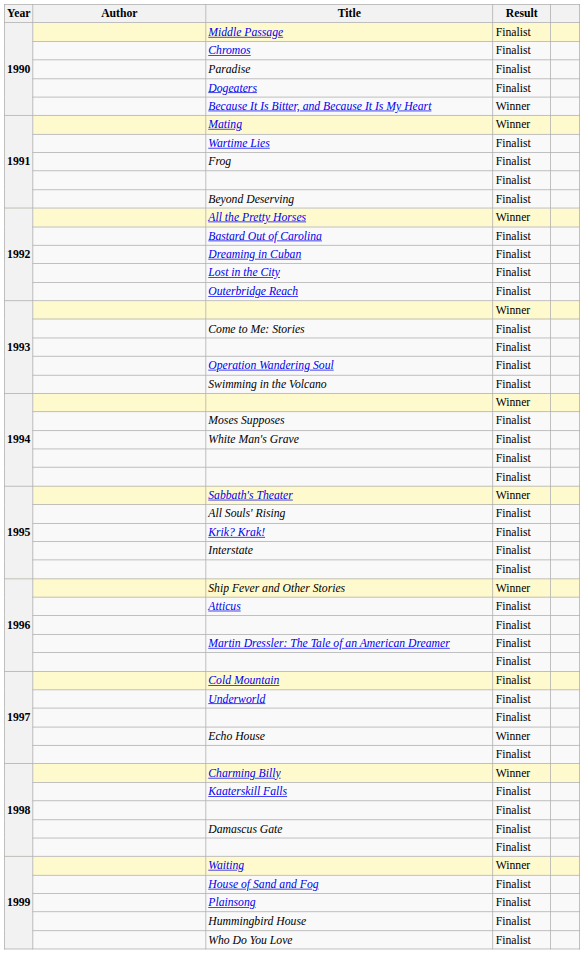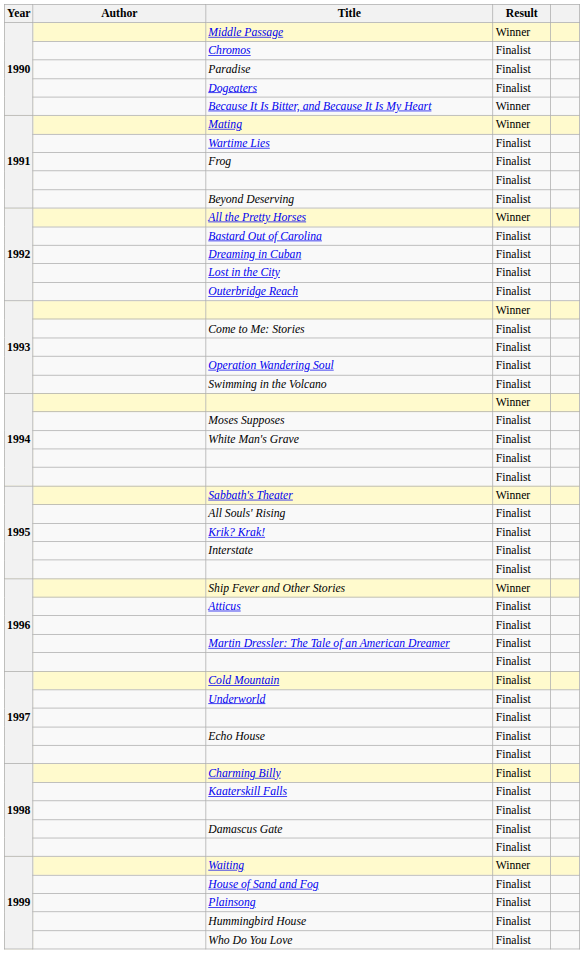(513, 32) Finalist -> (513, 32) Winner
(513, 736) Winner -> (513, 736) Finalist
(513, 773) Winner -> (513, 773) Finalist
